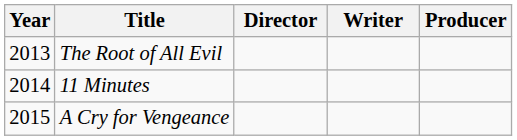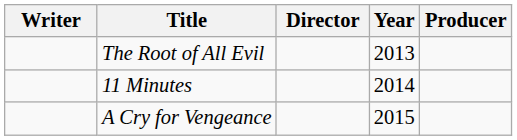columns swapped: (30, 20) <-> (373, 20)
